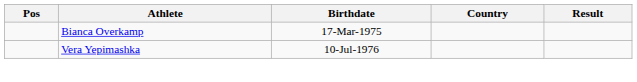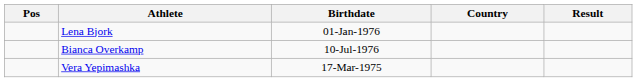+ row: (87, 31)
(351, 31) 17-Mar-1975 -> (351, 49) 10-Jul-1976
(351, 49) 10-Jul-1976 -> (351, 67) 17-Mar-1975
